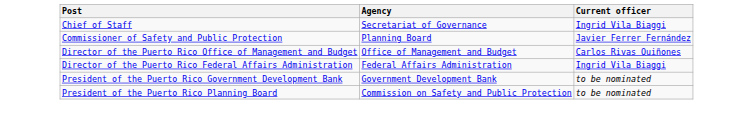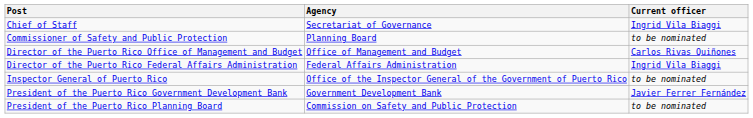(633, 38) Javier Ferrer Fernández -> (668, 38) to be nominated
+ row: (87, 79)
(613, 79) to be nominated -> (688, 92) Javier Ferrer Fernández
